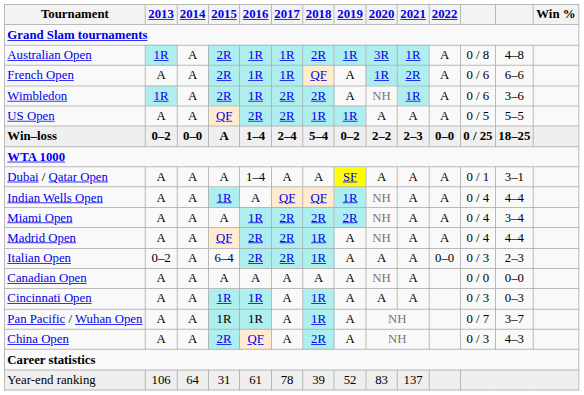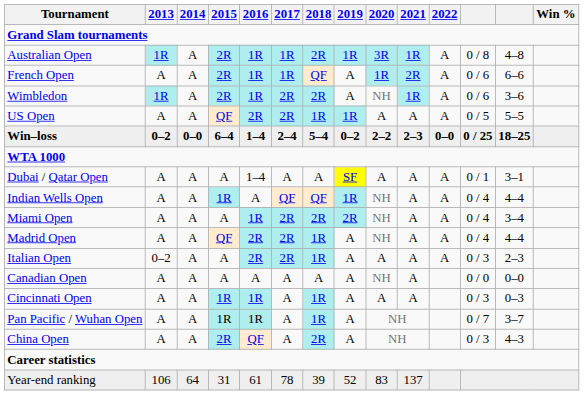(224, 136) A -> (224, 136) 6–4
(224, 258) 6–4 -> (224, 258) A
(445, 258) 0–0 -> (445, 258) A
